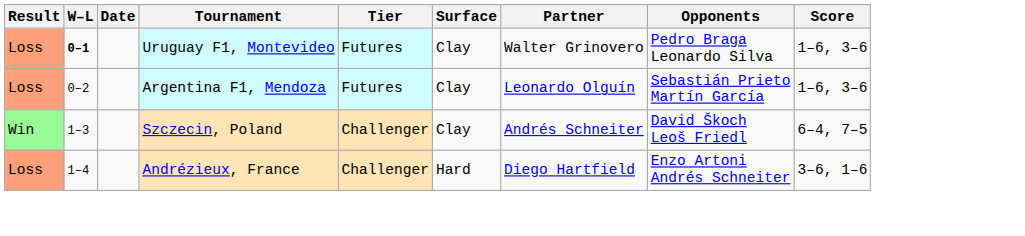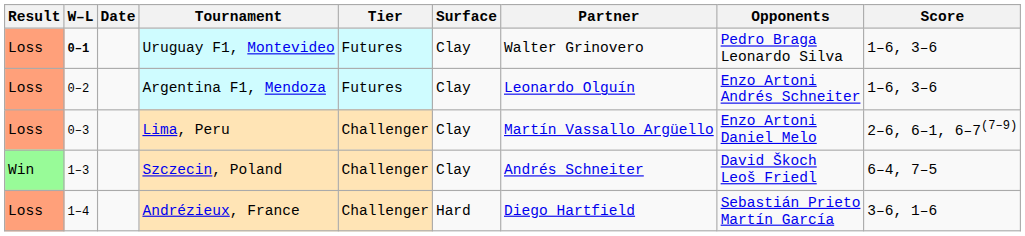(721, 89) Sebastián Prieto Martín García -> (791, 89) Enzo Artoni Andrés Schneiter
+ row: (186, 130)
(721, 170) Enzo Artoni Andrés Schneiter -> (791, 211) Sebastián Prieto Martín García
